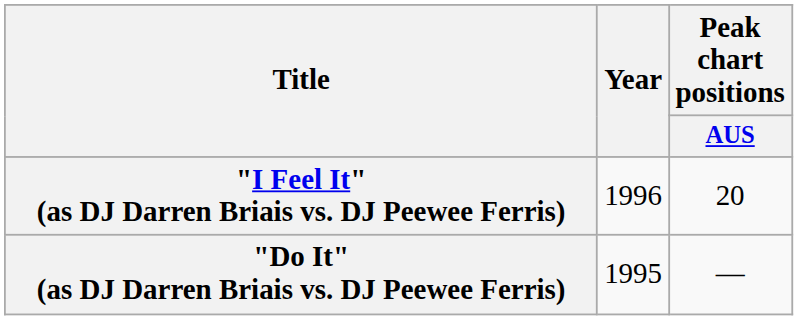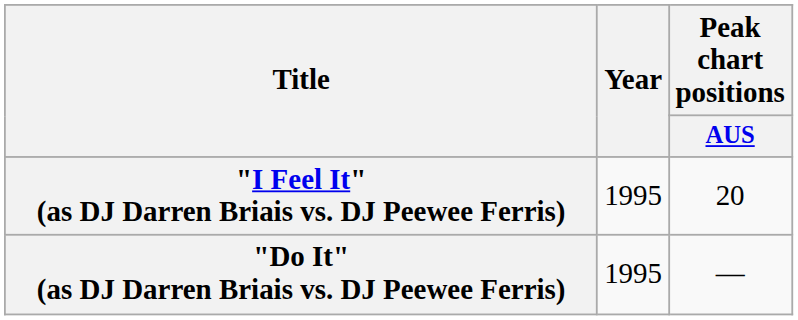(633, 195) 1996 -> (633, 195) 1995
